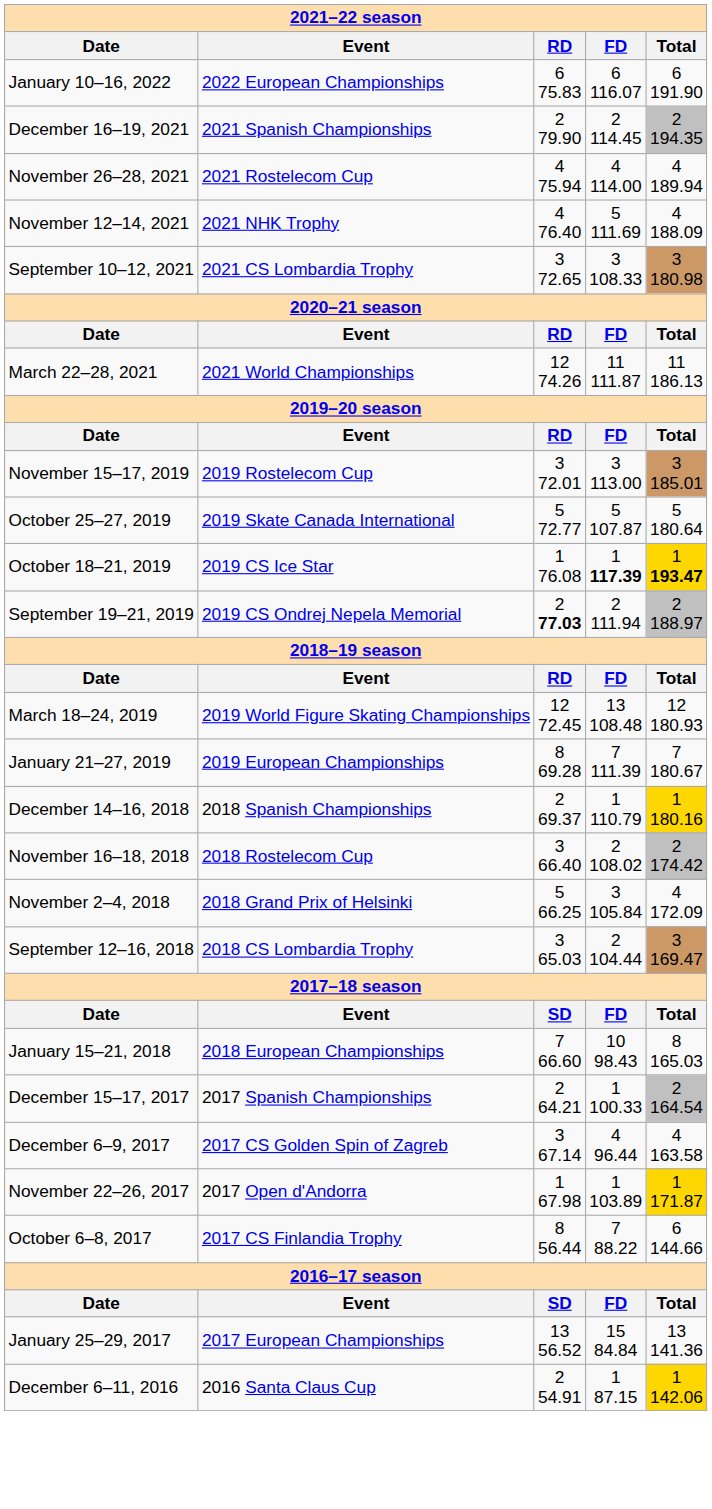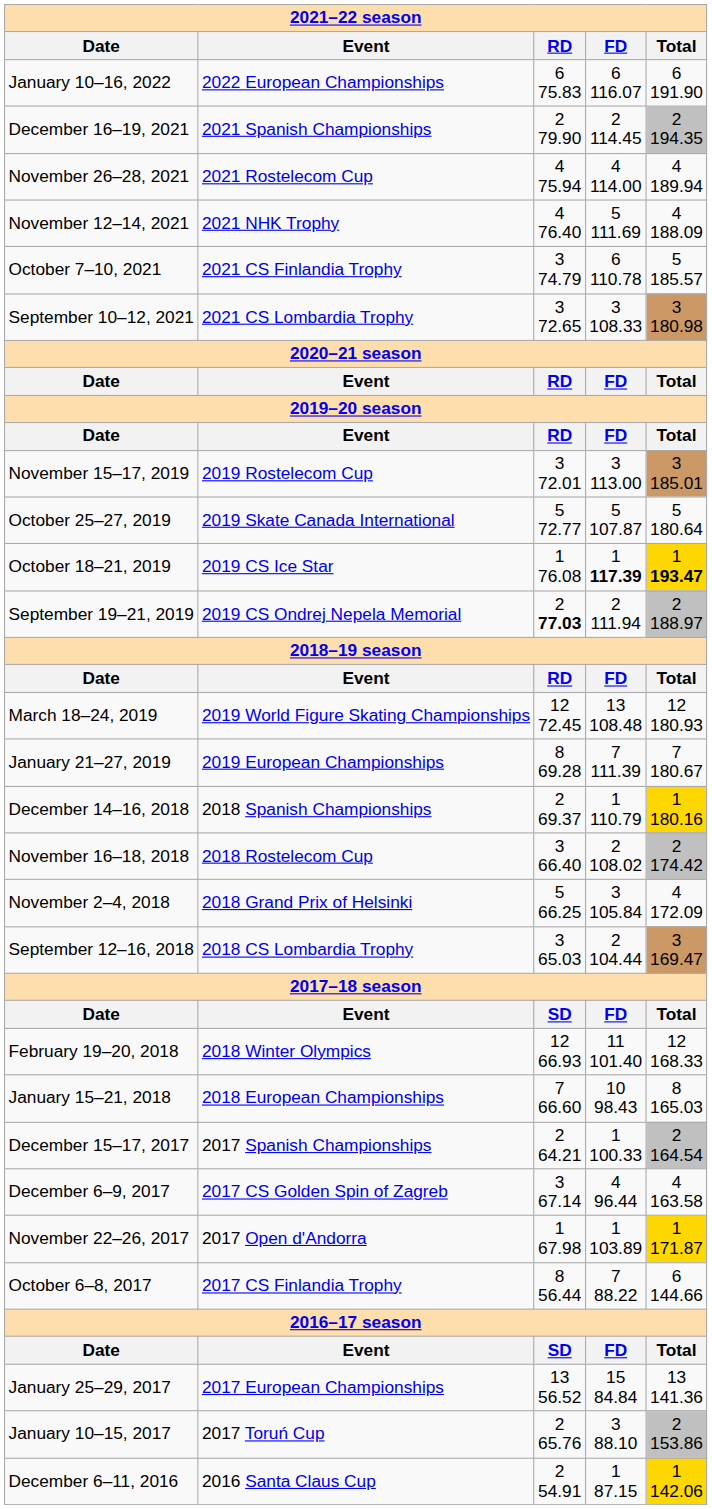+ row: (85, 270)
- row: (83, 371)
+ row: (94, 1051)
+ row: (90, 1434)
